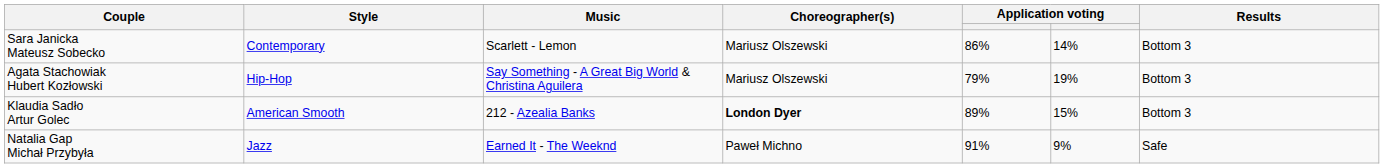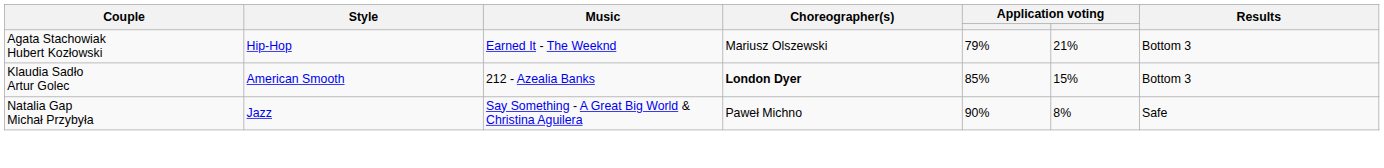- row: (56, 46)
(588, 79) Say Something - A Great Big World & Christina Aguilera -> (551, 46) Earned It - The Weeknd
(1066, 79) 19% -> (1066, 46) 21%
(977, 113) 89% -> (977, 79) 85%
(551, 146) Earned It - The Weeknd -> (588, 113) Say Something - A Great Big World & Christina Aguilera
(977, 146) 91% -> (977, 113) 90%
(1062, 146) 9% -> (1062, 113) 8%
